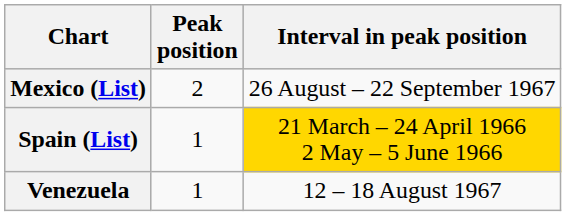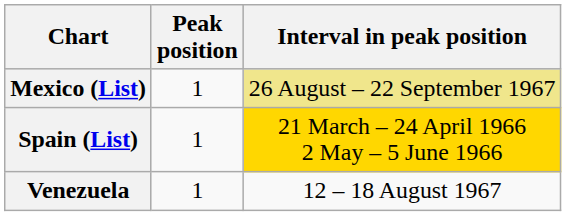(197, 88) 2 -> (197, 88) 1
(402, 88) no background -> (402, 88) khaki background
